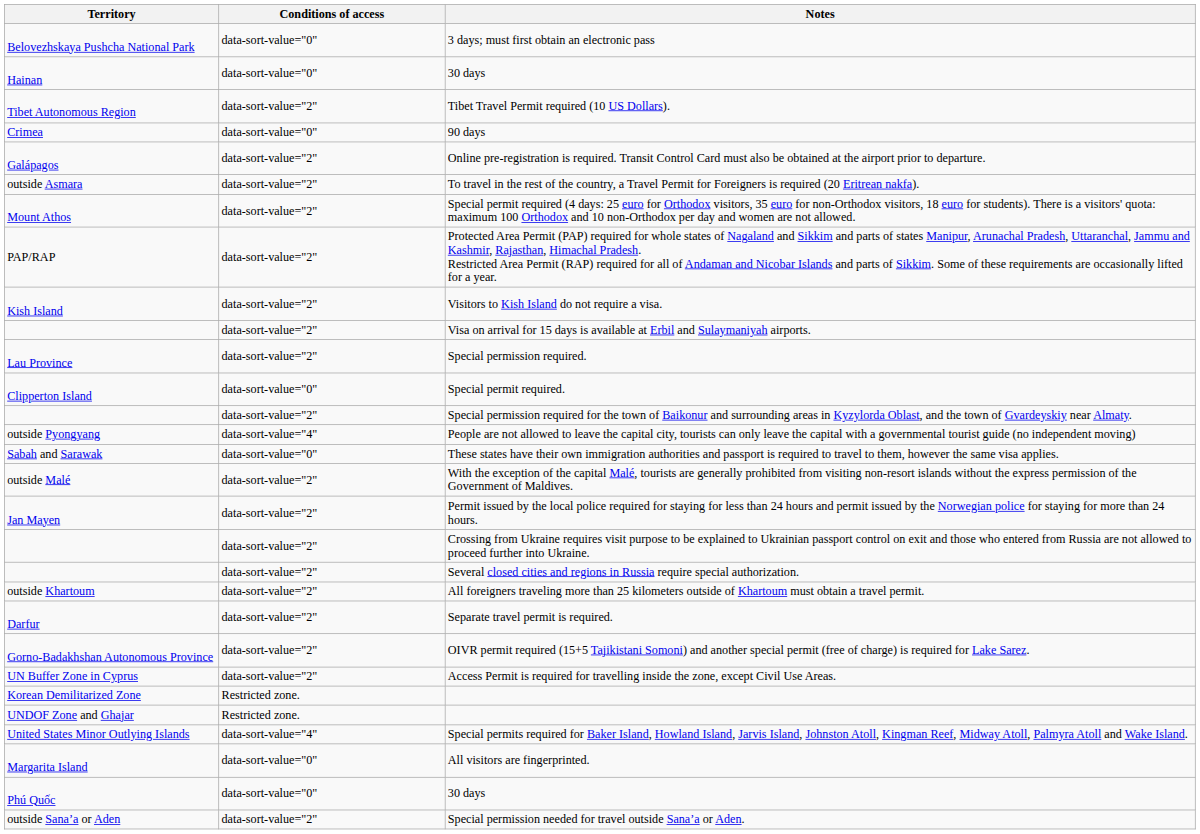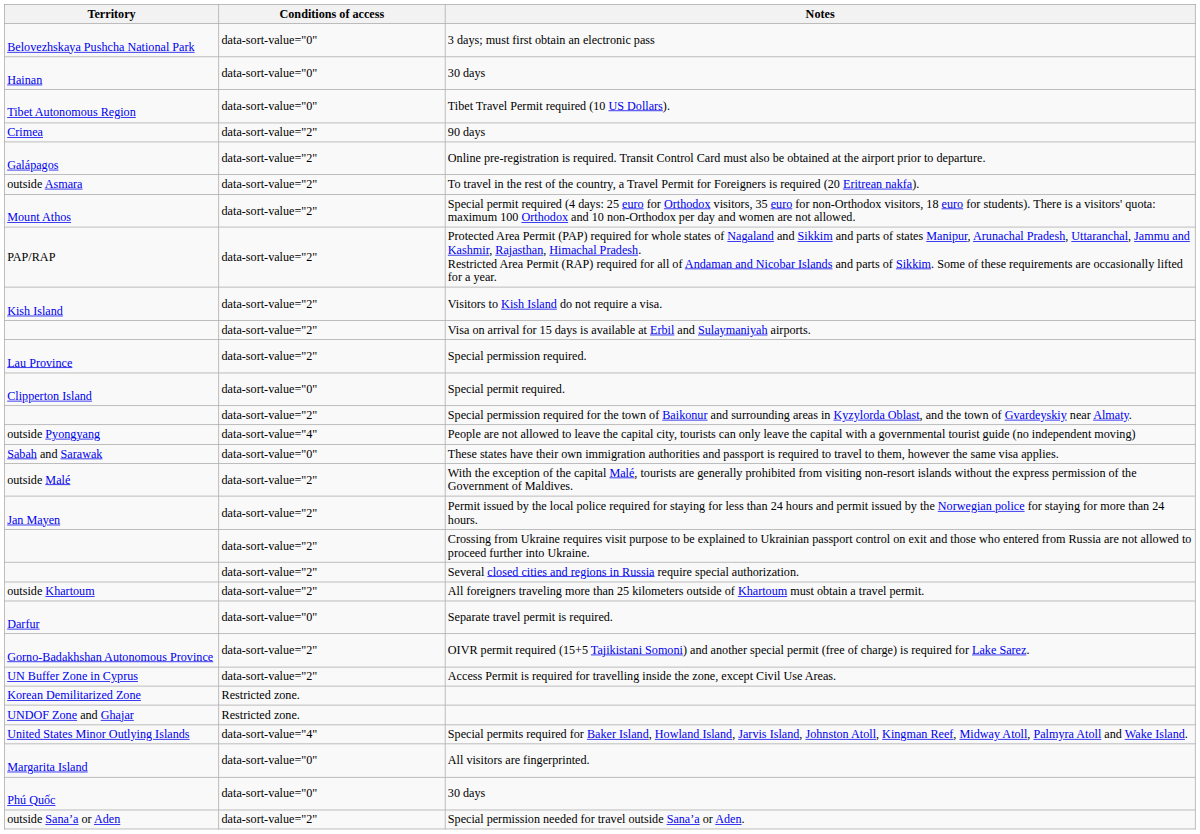(269, 106) data-sort-value="2" -> (269, 106) data-sort-value="0"
(269, 132) data-sort-value="0" -> (269, 132) data-sort-value="2"
(269, 617) data-sort-value="2" -> (269, 617) data-sort-value="0"
